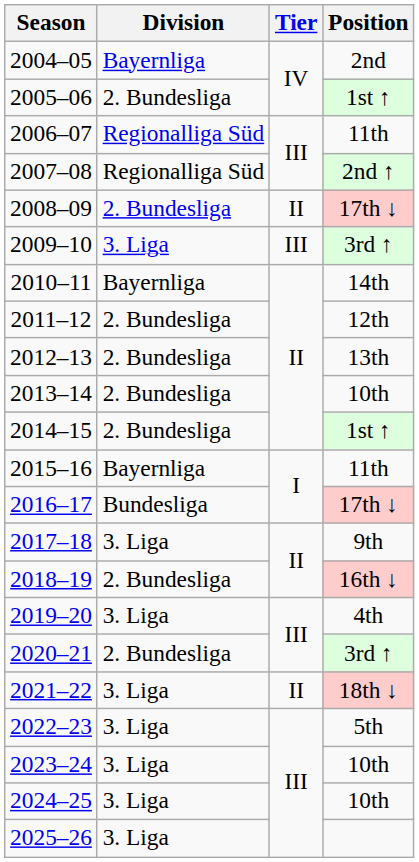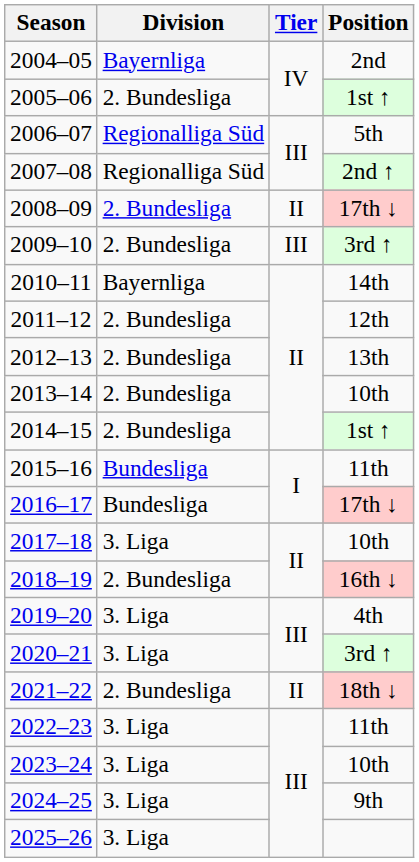(368, 134) 11th -> (368, 134) 5th
(136, 245) 3. Liga -> (167, 245) 2. Bundesliga
(154, 467) Bayernliga -> (155, 467) Bundesliga
(368, 541) 9th -> (368, 541) 10th
(167, 652) 2. Bundesliga -> (136, 652) 3. Liga
(136, 689) 3. Liga -> (167, 689) 2. Bundesliga
(368, 726) 5th -> (368, 726) 11th
(368, 801) 10th -> (368, 801) 9th
